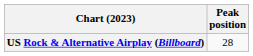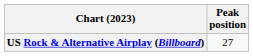(228, 42) 28 -> (228, 42) 27
